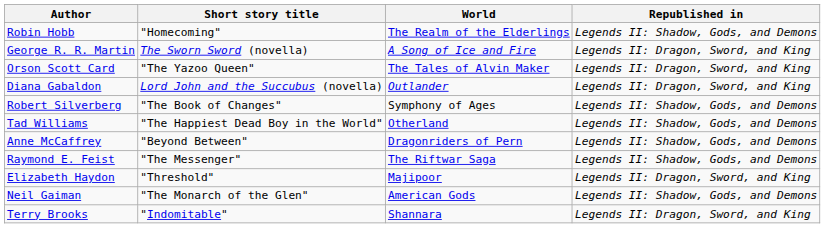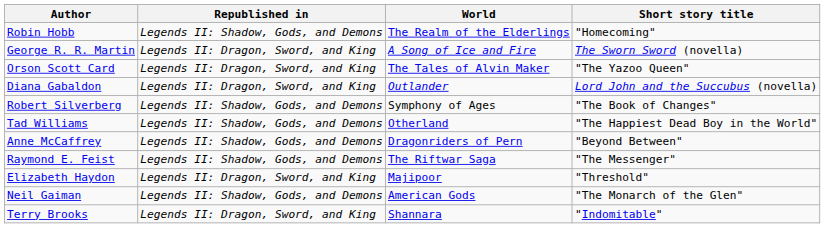columns swapped: (261, 14) <-> (696, 14)
